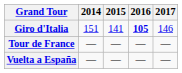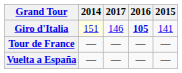columns swapped: (116, 12) <-> (165, 12)
(91, 28) no background -> (91, 28) lightyellow background
